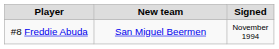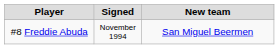columns swapped: (250, 12) <-> (160, 12)
